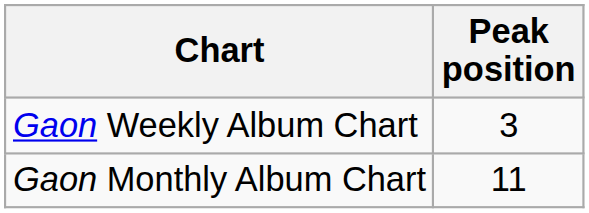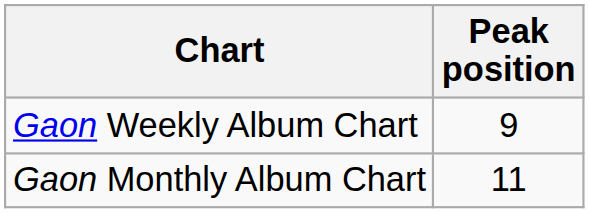(509, 125) 3 -> (509, 125) 9
